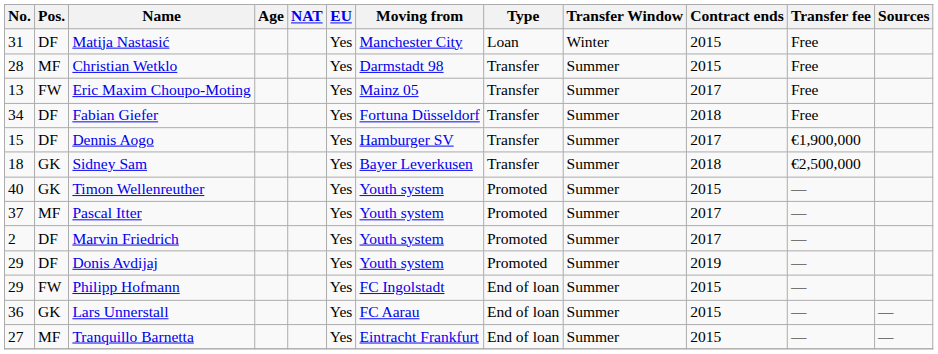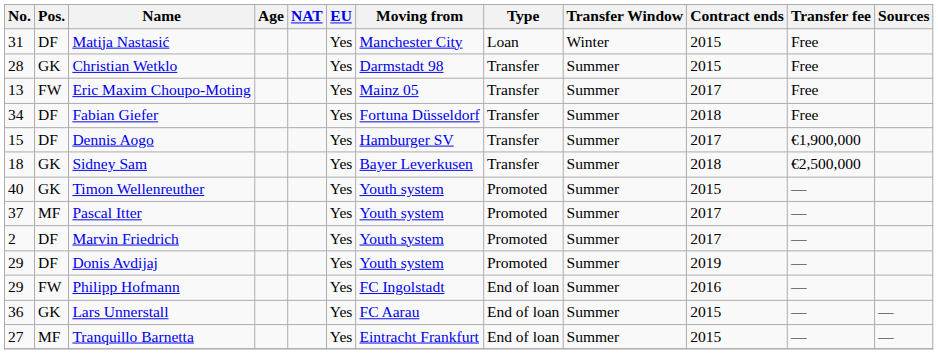(49, 66) MF -> (49, 66) GK
(706, 287) 2015 -> (706, 287) 2016
